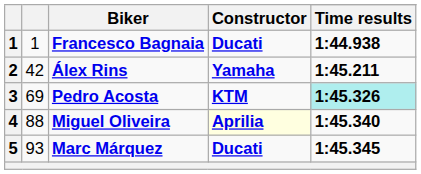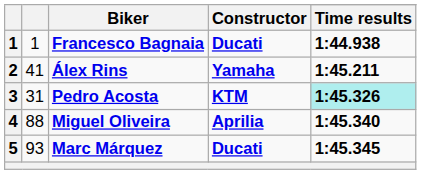(35, 70) 42 -> (35, 70) 41
(35, 96) 69 -> (35, 96) 31
(238, 122) lightyellow background -> (238, 122) no background
